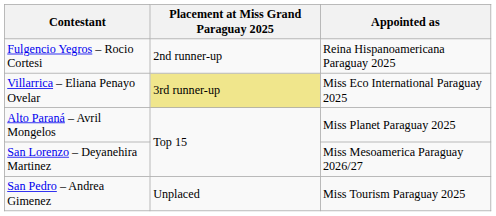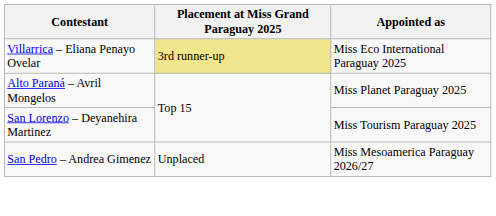- row: (70, 56)
(393, 159) Miss Mesoamerica Paraguay 2026/27 -> (405, 125) Miss Tourism Paraguay 2025
(394, 194) Miss Tourism Paraguay 2025 -> (404, 159) Miss Mesoamerica Paraguay 2026/27
